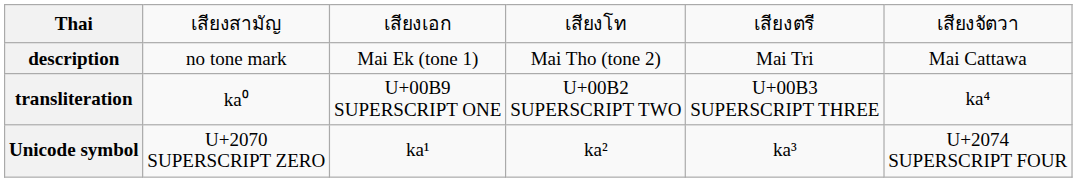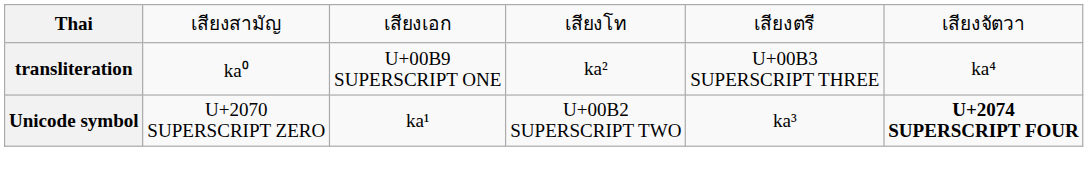- row: (74, 58)
(596, 99) U+00B2 SUPERSCRIPT TWO -> (596, 68) ka²
(596, 150) ka² -> (596, 120) U+00B2 SUPERSCRIPT TWO
(978, 150) normal -> (984, 120) bold
